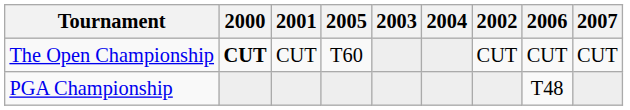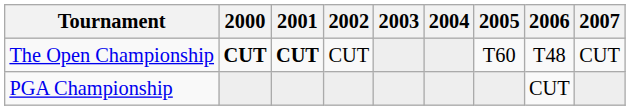columns swapped: (497, 21) <-> (346, 21)
(296, 55) normal -> (297, 55) bold
(547, 55) CUT -> (549, 55) T48
(547, 88) T48 -> (549, 88) CUT
